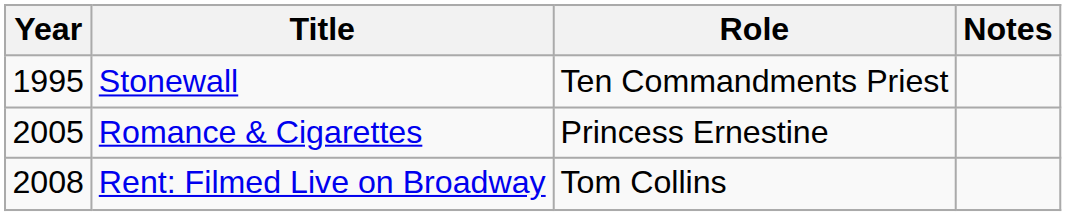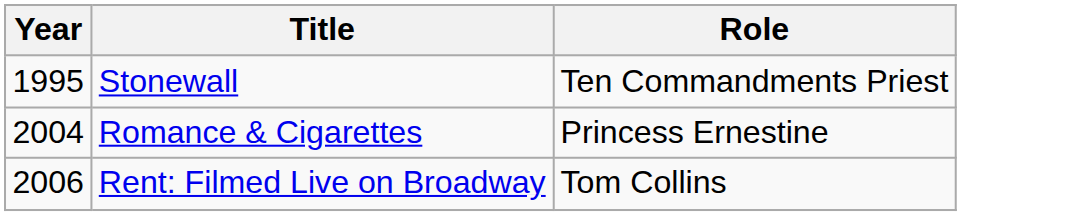- column: (1008, 30)
(48, 132) 2005 -> (48, 132) 2004
(48, 183) 2008 -> (48, 183) 2006
